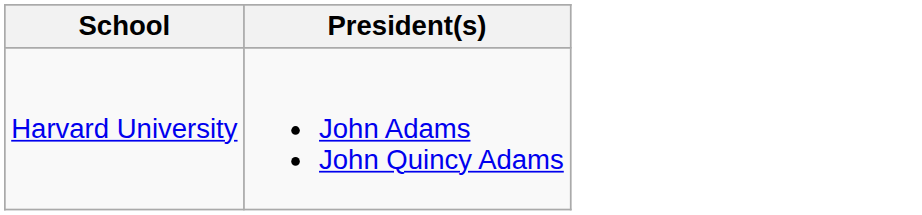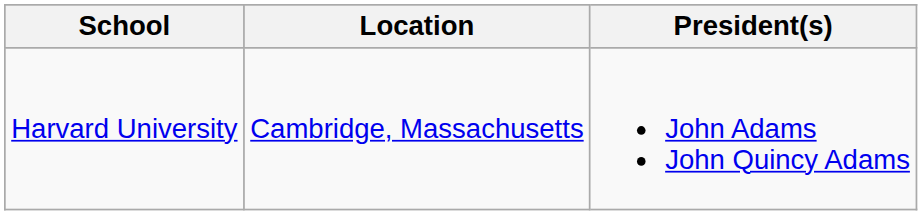+ column: (417, 26)
